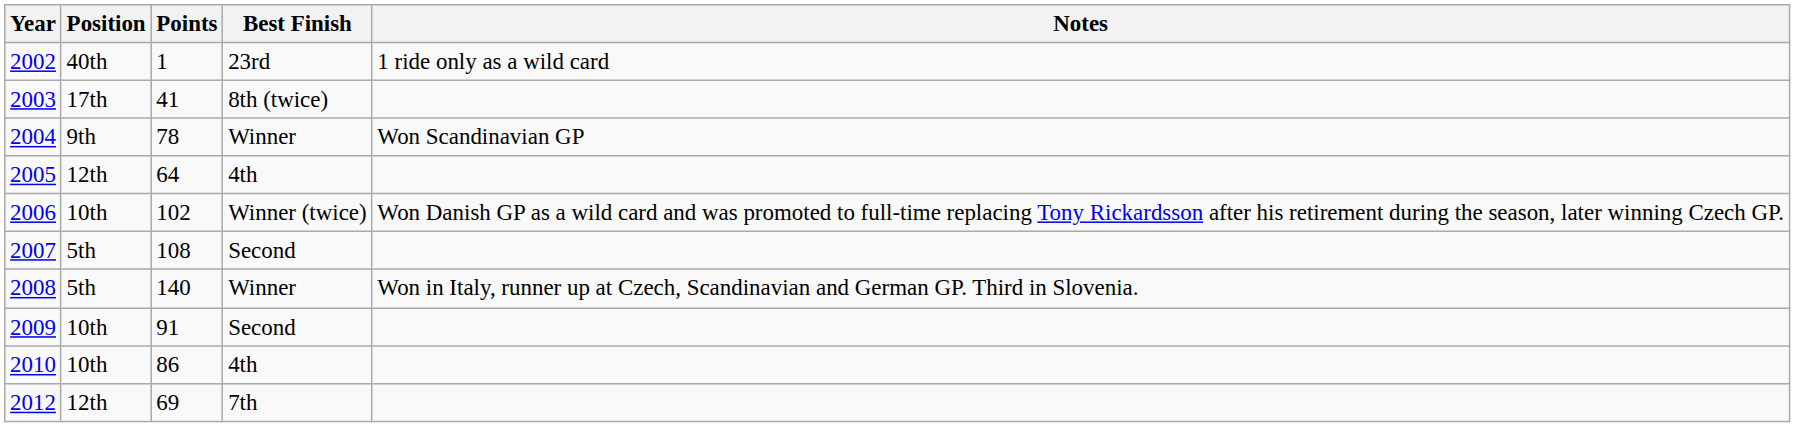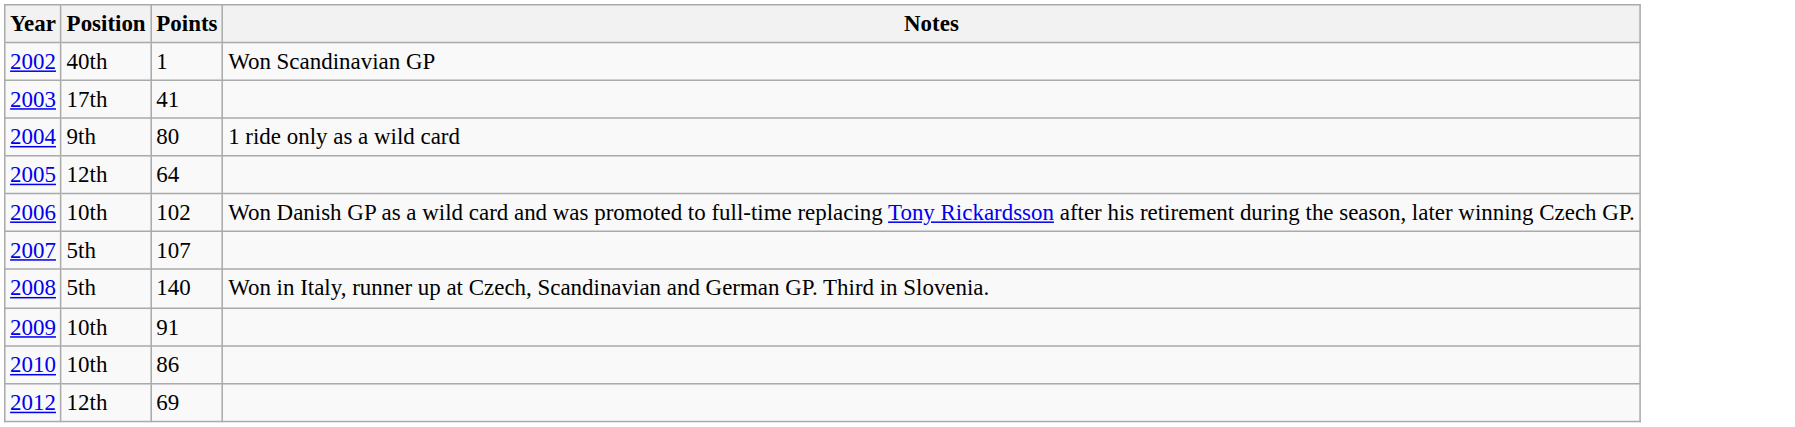- column: (297, 23)
(493, 61) 1 ride only as a wild card -> (332, 61) Won Scandinavian GP
(168, 137) 78 -> (168, 137) 80
(481, 137) Won Scandinavian GP -> (344, 137) 1 ride only as a wild card
(173, 250) 108 -> (173, 250) 107
